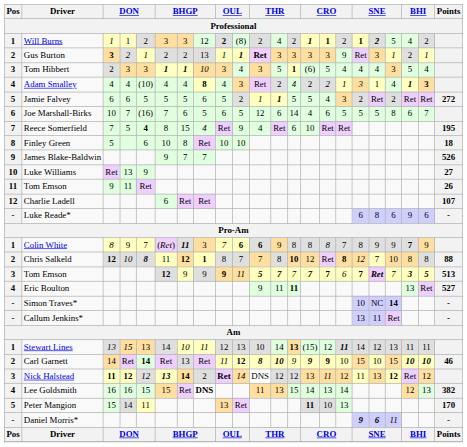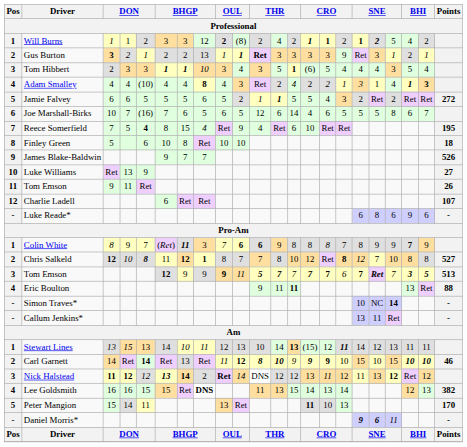(294, 259) bold -> (294, 259) normal
(449, 259) 88 -> (449, 259) 527
(449, 288) 527 -> (449, 288) 88
